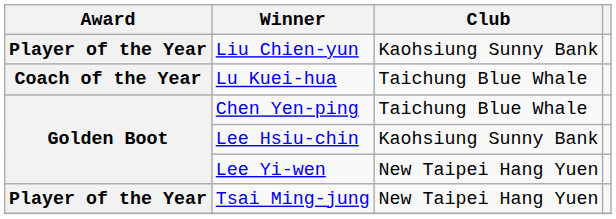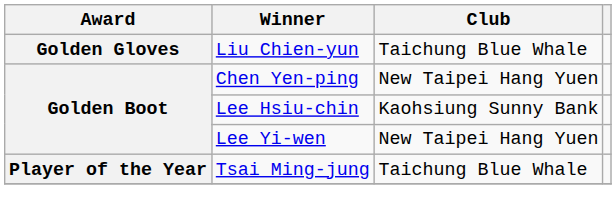(108, 50) Player of the Year -> (108, 50) Golden Gloves
(489, 50) Kaohsiung Sunny Bank -> (483, 50) Taichung Blue Whale
- row: (276, 79)
(483, 109) Taichung Blue Whale -> (489, 79) New Taipei Hang Yuen
(489, 199) New Taipei Hang Yuen -> (483, 169) Taichung Blue Whale
